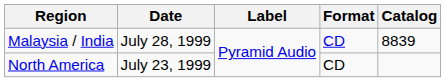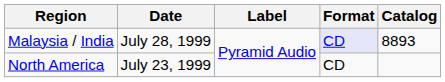(334, 40) no background -> (334, 40) lavender background
(399, 40) 8839 -> (399, 40) 8893
